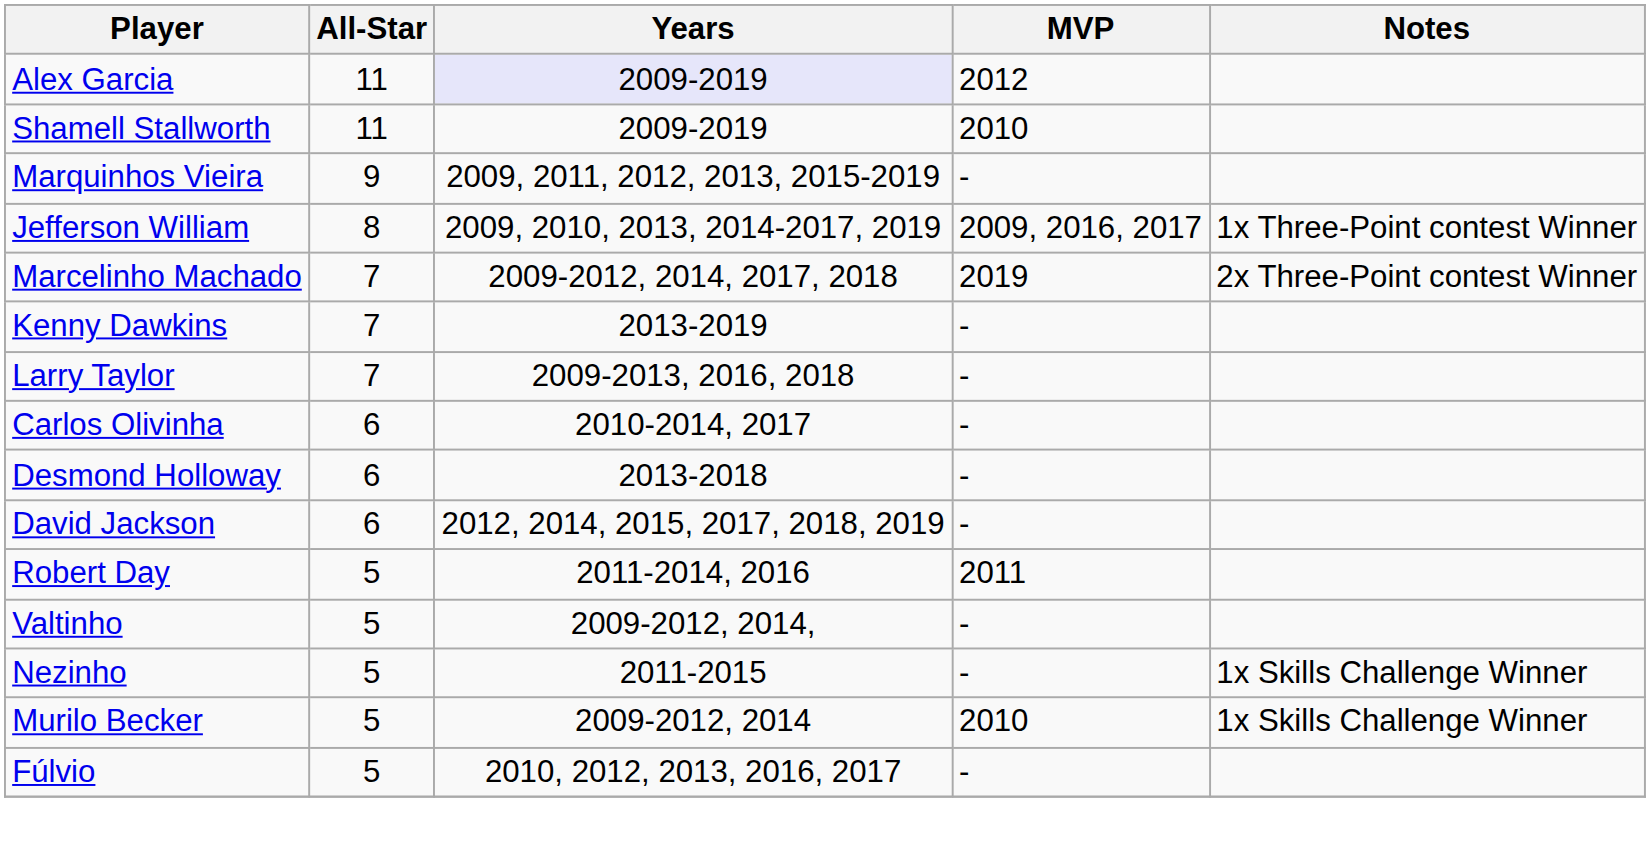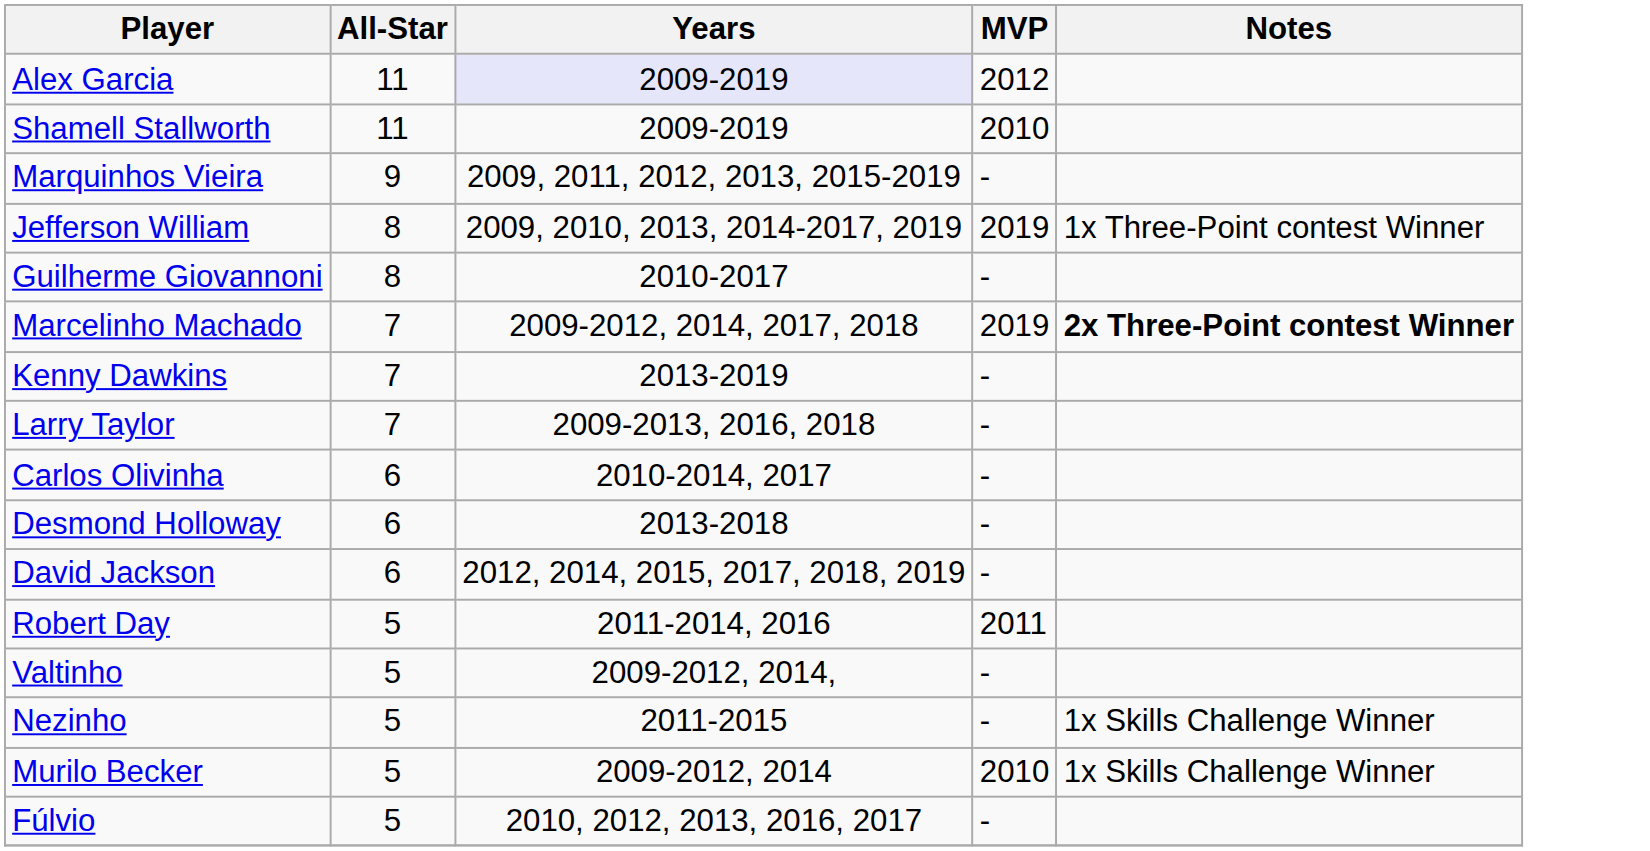(1080, 227) 2009, 2016, 2017 -> (1015, 227) 2019
+ row: (167, 276)
(1427, 276) normal -> (1289, 326) bold
